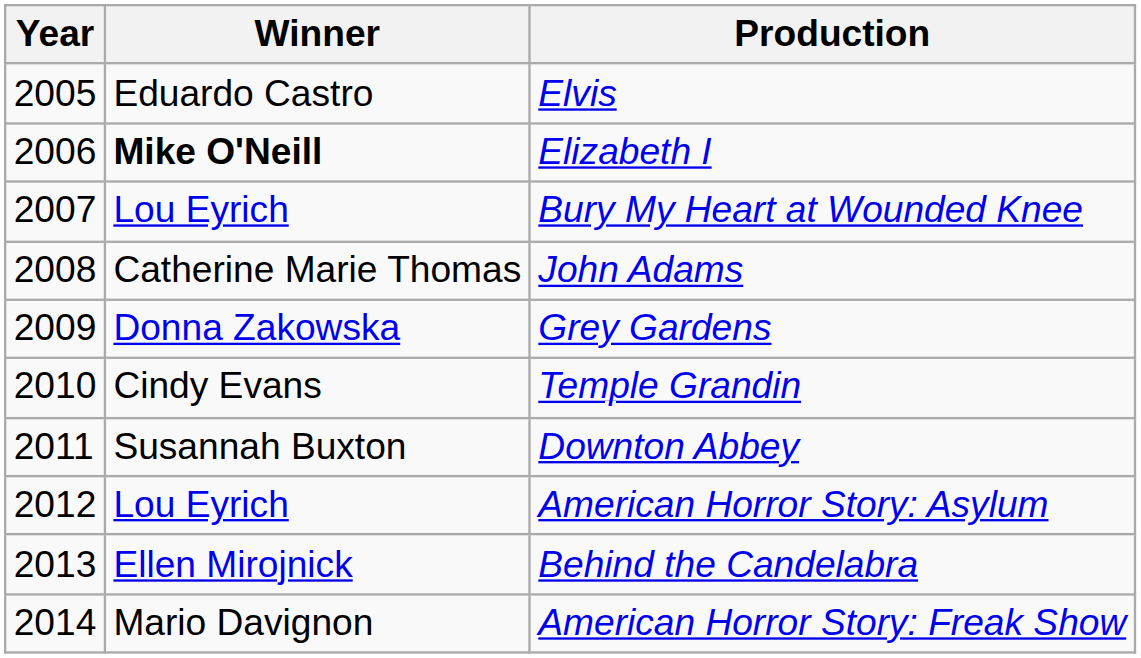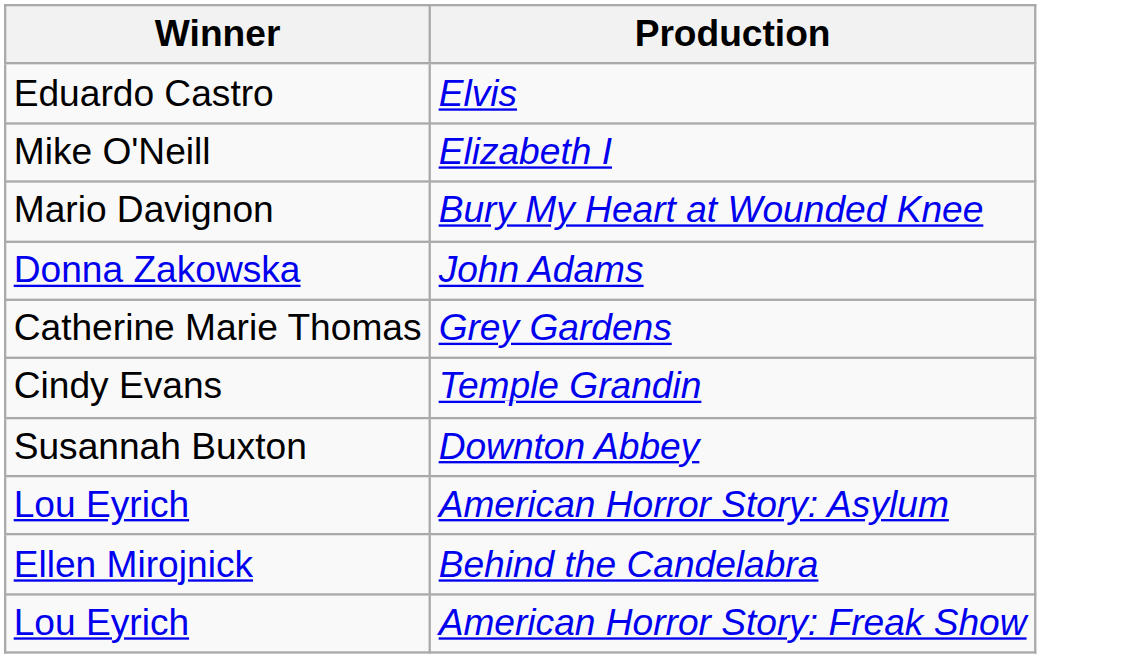- column: (55, 33)
(218, 151) bold -> (112, 151) normal
(201, 210) Lou Eyrich -> (144, 210) Mario Davignon
(317, 269) Catherine Marie Thomas -> (157, 269) Donna Zakowska
(257, 328) Donna Zakowska -> (218, 328) Catherine Marie Thomas
(243, 622) Mario Davignon -> (101, 622) Lou Eyrich
